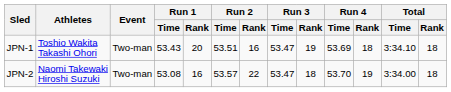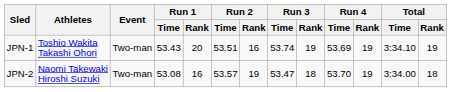(282, 48) 53.47 -> (282, 48) 53.74
(367, 48) 18 -> (367, 48) 19
(432, 48) 18 -> (432, 48) 19
(254, 74) 22 -> (254, 74) 19
